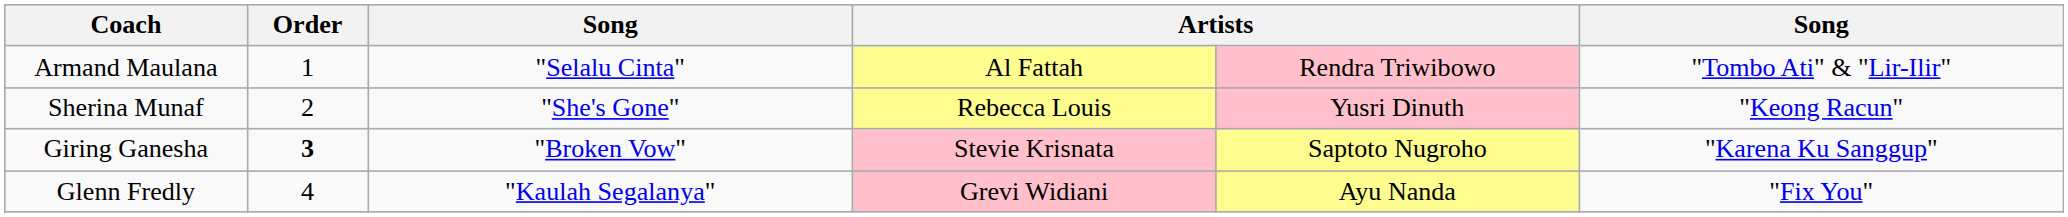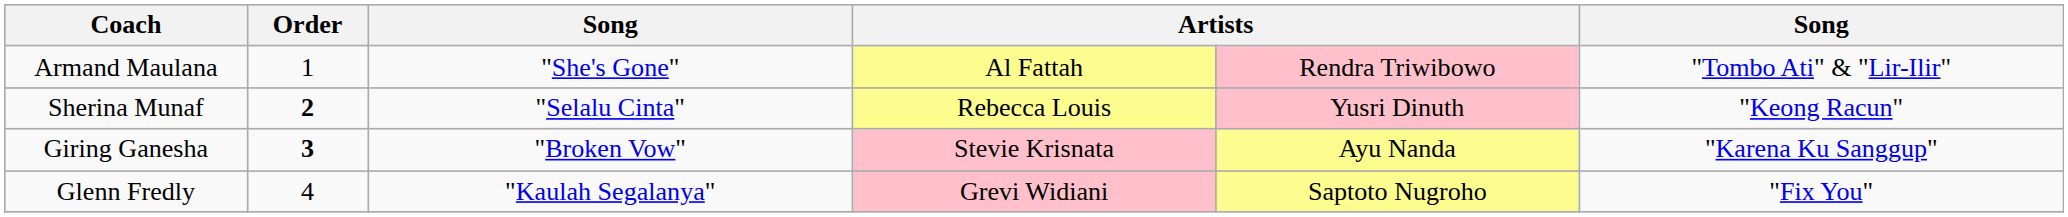(610, 66) "Selalu Cinta" -> (610, 66) "She's Gone"
(308, 107) normal -> (308, 107) bold
(610, 107) "She's Gone" -> (610, 107) "Selalu Cinta"
(1397, 149) Saptoto Nugroho -> (1397, 149) Ayu Nanda
(1397, 190) Ayu Nanda -> (1397, 190) Saptoto Nugroho
